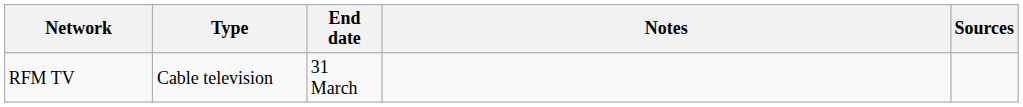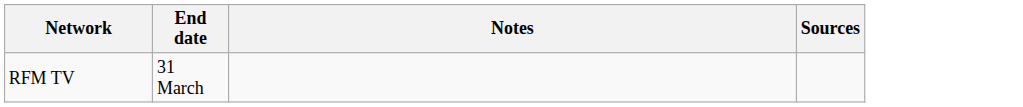- column: (230, 28)
